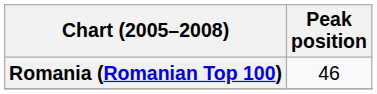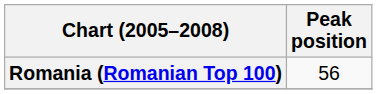(329, 72) 46 -> (329, 72) 56
